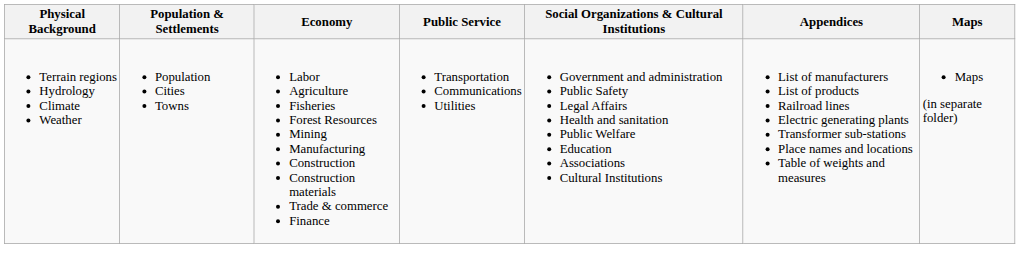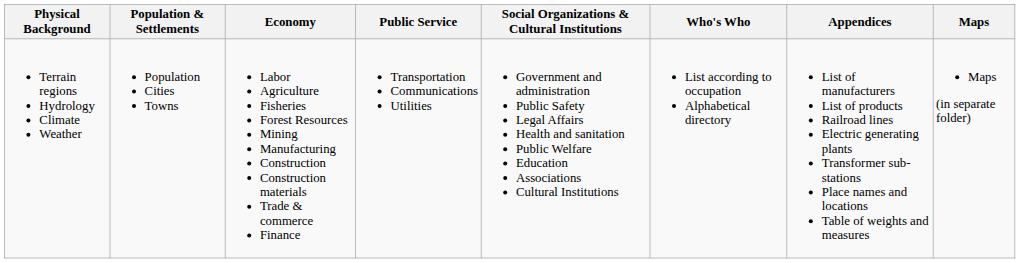+ column: (718, 21)
